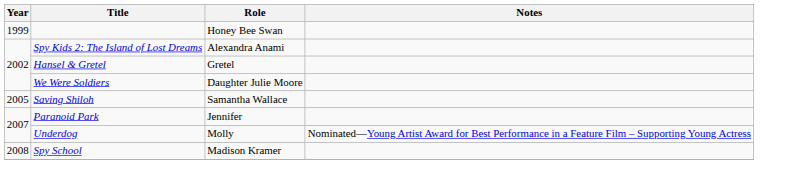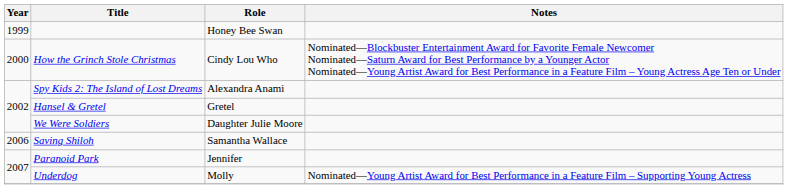+ row: (105, 59)
(18, 99) 2005 -> (18, 141) 2006
- row: (58, 151)
